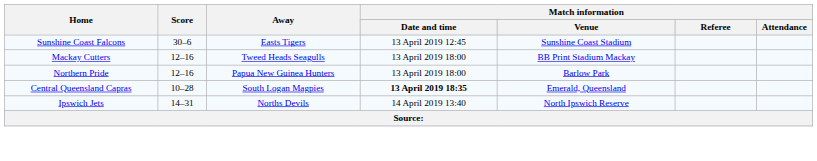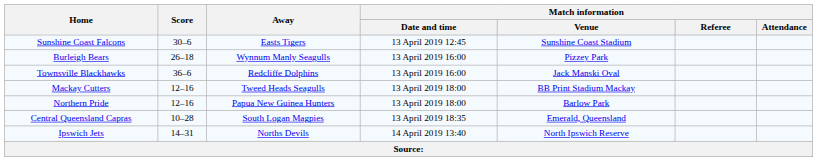+ row: (81, 58)
+ row: (81, 73)
(429, 88) bold -> (429, 118) normal
